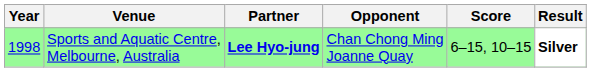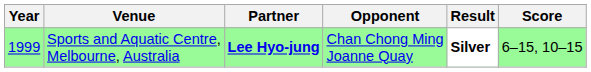columns swapped: (491, 16) <-> (560, 16)
(24, 47) 1998 -> (24, 47) 1999
